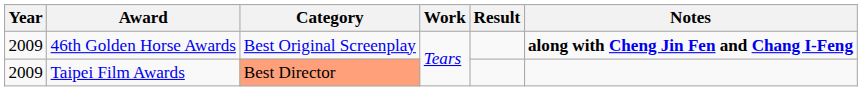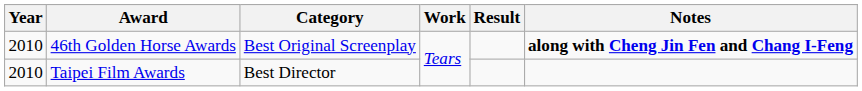(26, 45) 2009 -> (26, 45) 2010
(26, 72) 2009 -> (26, 72) 2010
(290, 72) lightsalmon background -> (290, 72) no background
